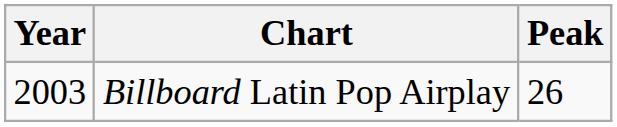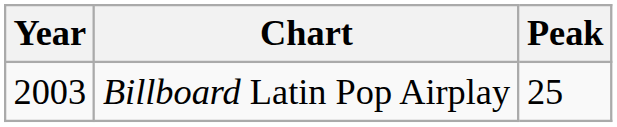(545, 90) 26 -> (545, 90) 25
